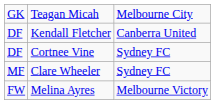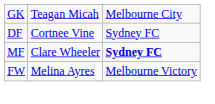- row: (71, 33)
(143, 71) normal -> (134, 52) bold
